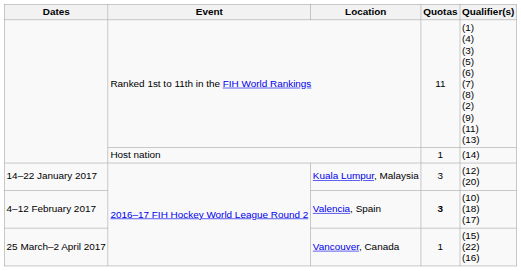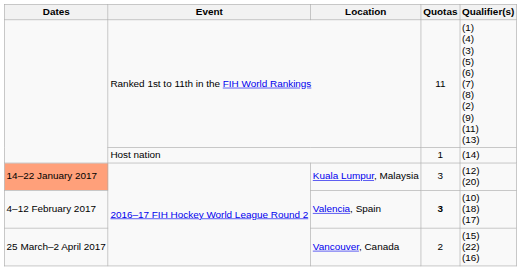(52, 176) no background -> (52, 176) lightsalmon background
(440, 247) 1 -> (440, 247) 2
